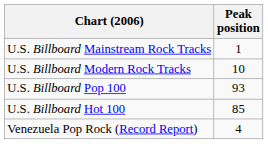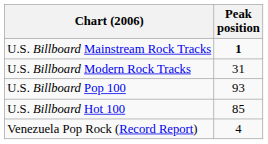(238, 48) normal -> (238, 48) bold
(238, 68) 10 -> (238, 68) 31
